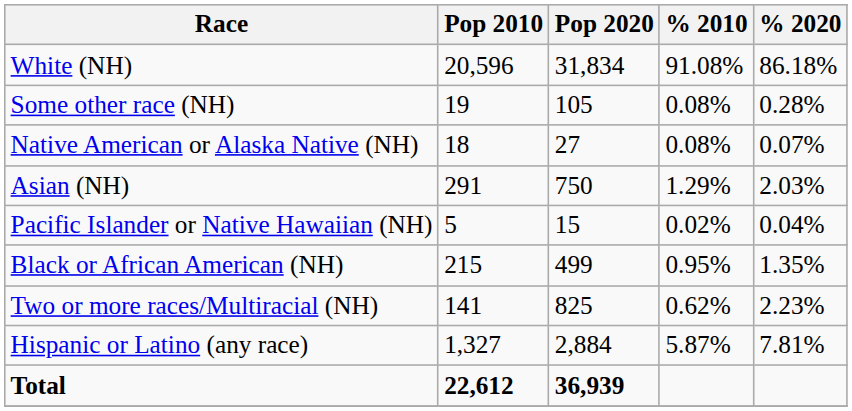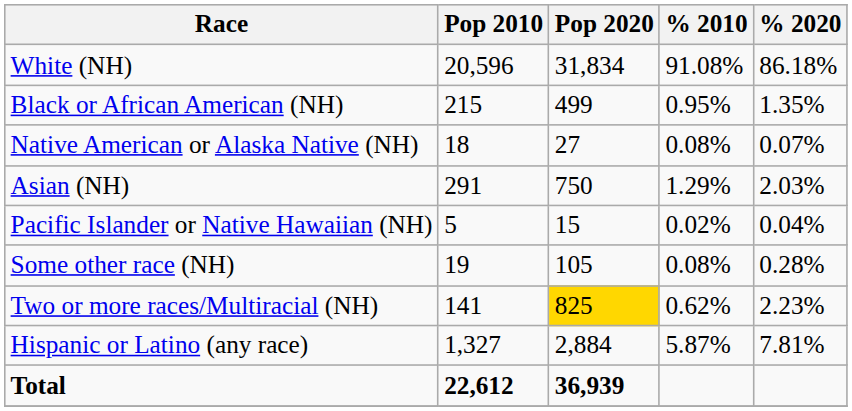rows swapped: (177, 265) <-> (123, 104)
(574, 305) no background -> (574, 305) gold background
